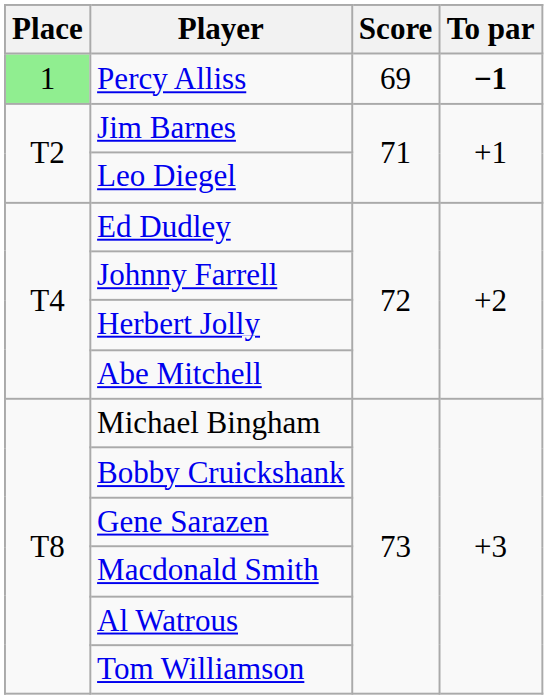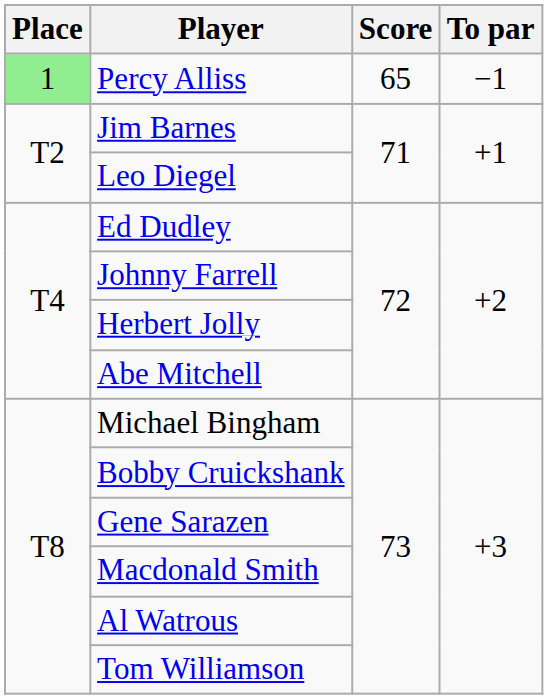(396, 78) 69 -> (396, 78) 65
(491, 78) bold -> (491, 78) normal
